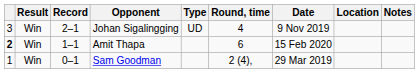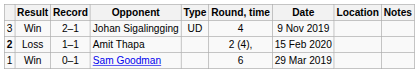(33, 45) Win -> (33, 45) Loss
(241, 45) 6 -> (241, 45) 2 (4),
(241, 61) 2 (4), -> (241, 61) 6
